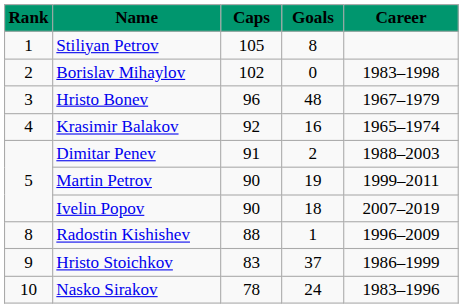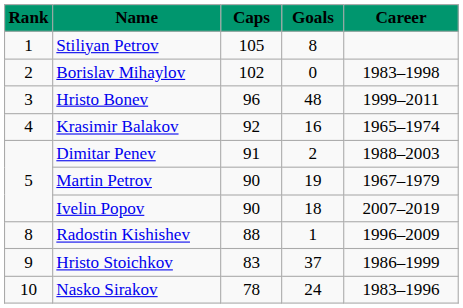(401, 99) 1967–1979 -> (401, 99) 1999–2011
(401, 180) 1999–2011 -> (401, 180) 1967–1979
